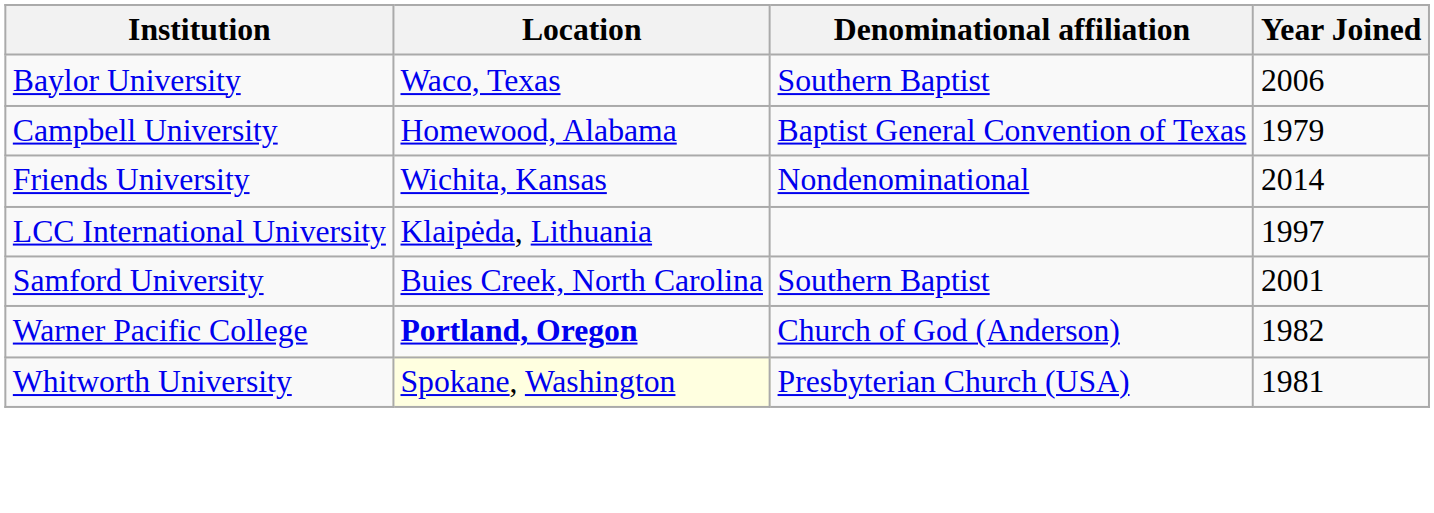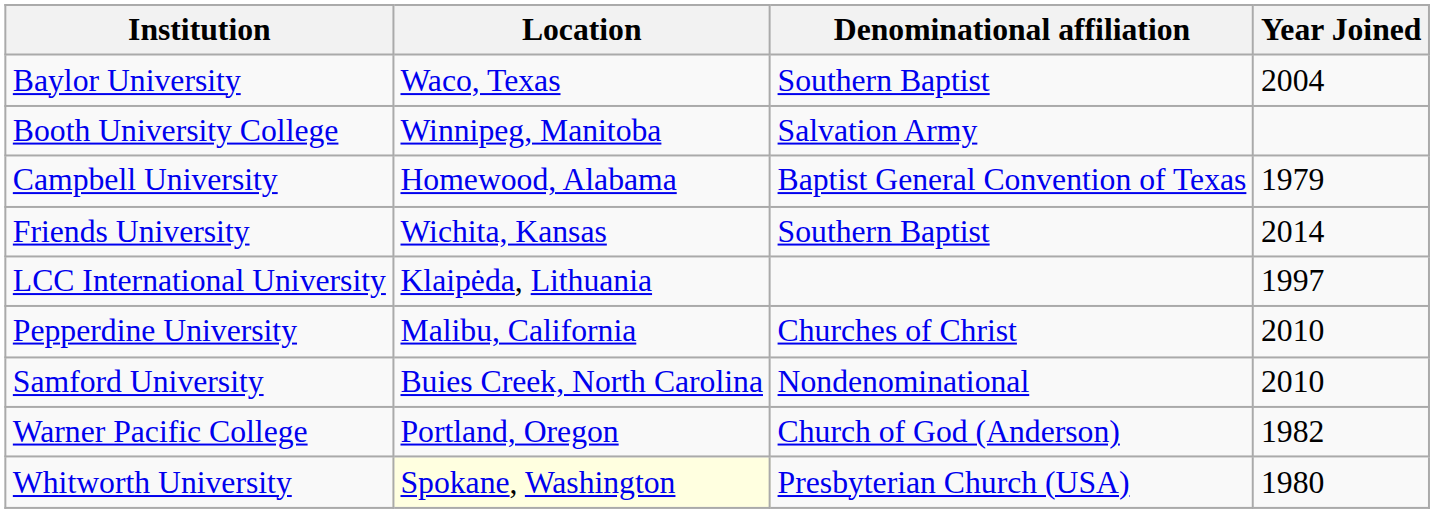(1293, 79) 2006 -> (1293, 79) 2004
+ row: (176, 130)
(903, 180) Nondenominational -> (884, 230) Southern Baptist
+ row: (155, 331)
(884, 280) Southern Baptist -> (903, 381) Nondenominational
(1293, 280) 2001 -> (1293, 381) 2010
(519, 331) bold -> (510, 431) normal
(1293, 381) 1981 -> (1293, 481) 1980
